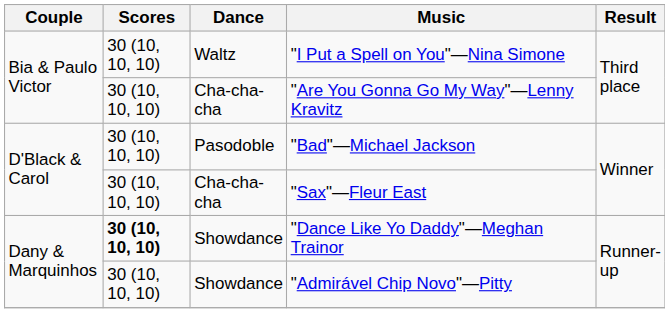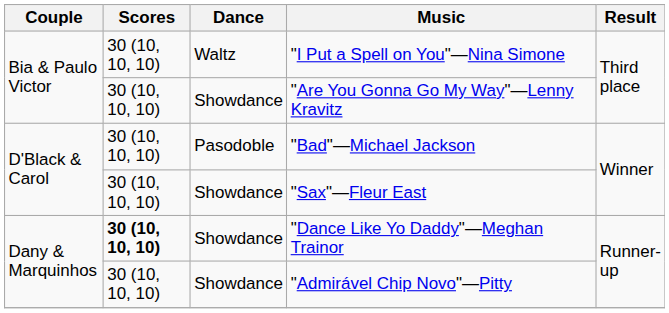(229, 100) Cha-cha-cha -> (239, 100) Showdance
(229, 192) Cha-cha-cha -> (239, 192) Showdance
